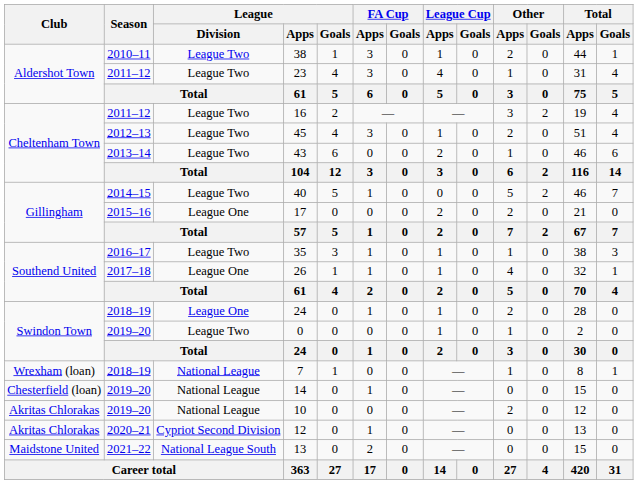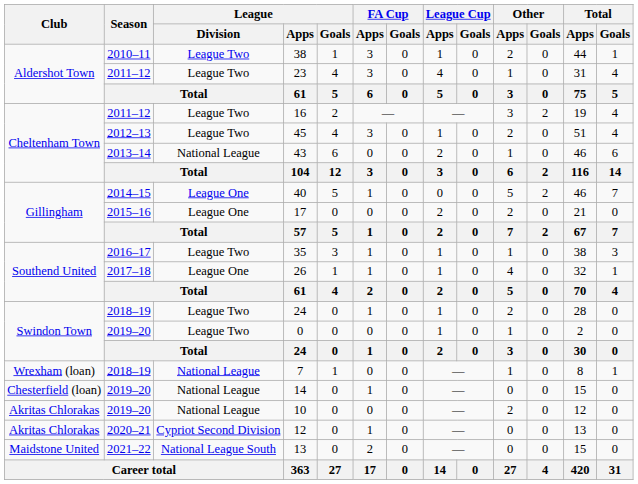(218, 152) League Two -> (218, 152) National League
(218, 192) League Two -> (218, 192) League One
(218, 311) League One -> (218, 311) League Two
